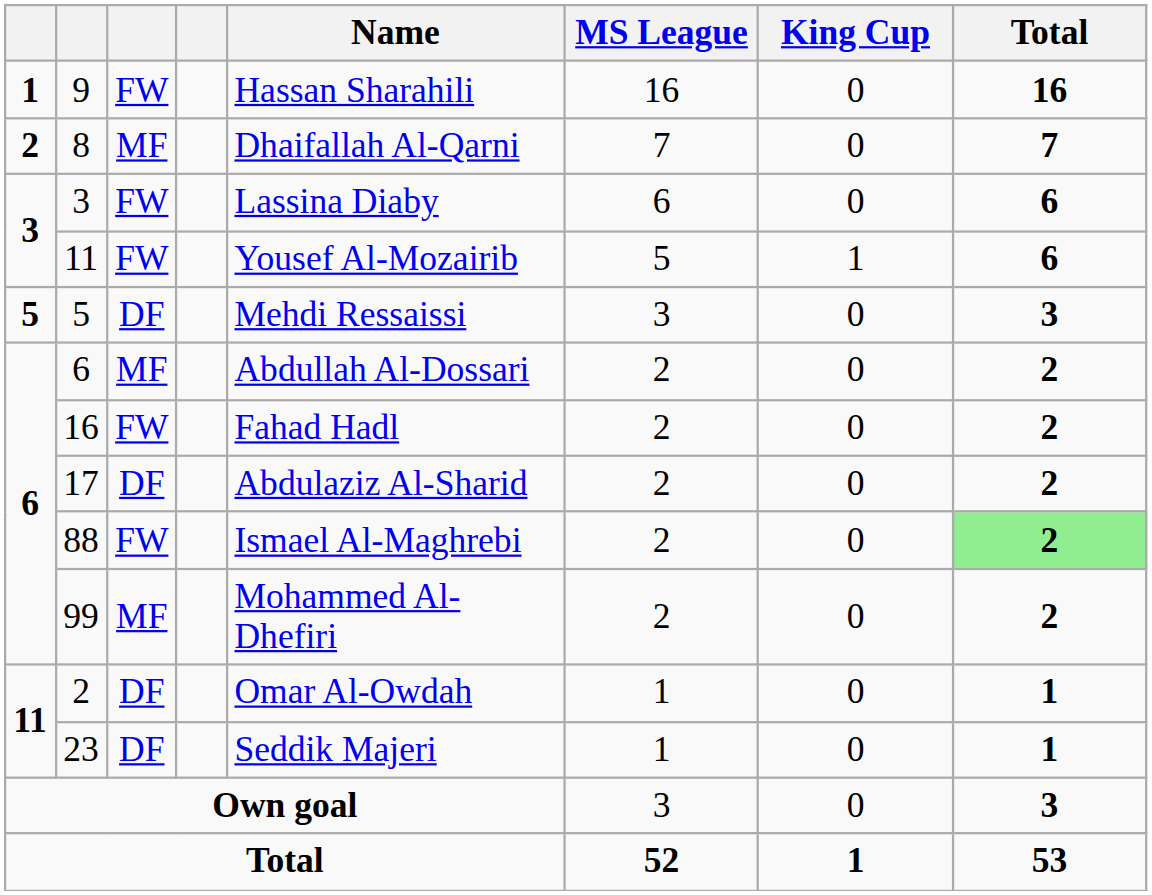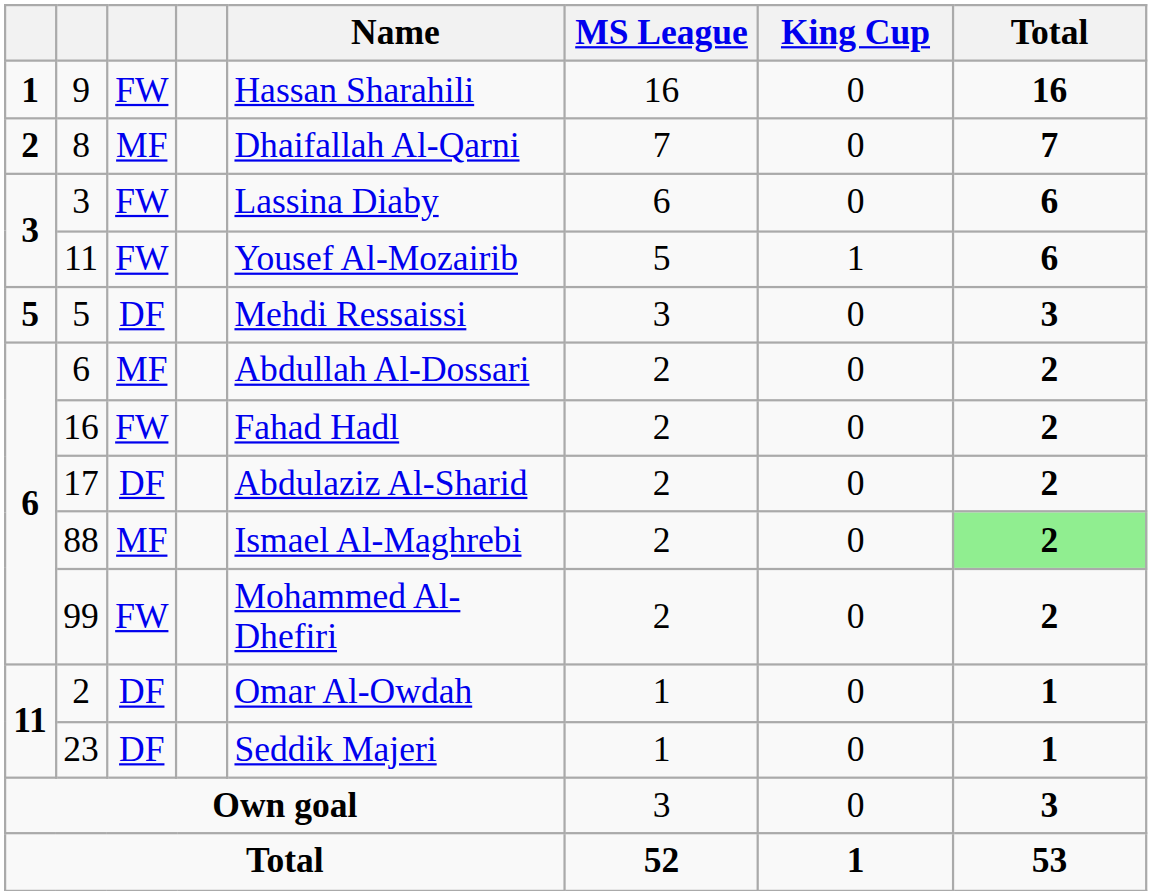(142, 539) FW -> (142, 539) MF
(142, 615) MF -> (142, 615) FW
